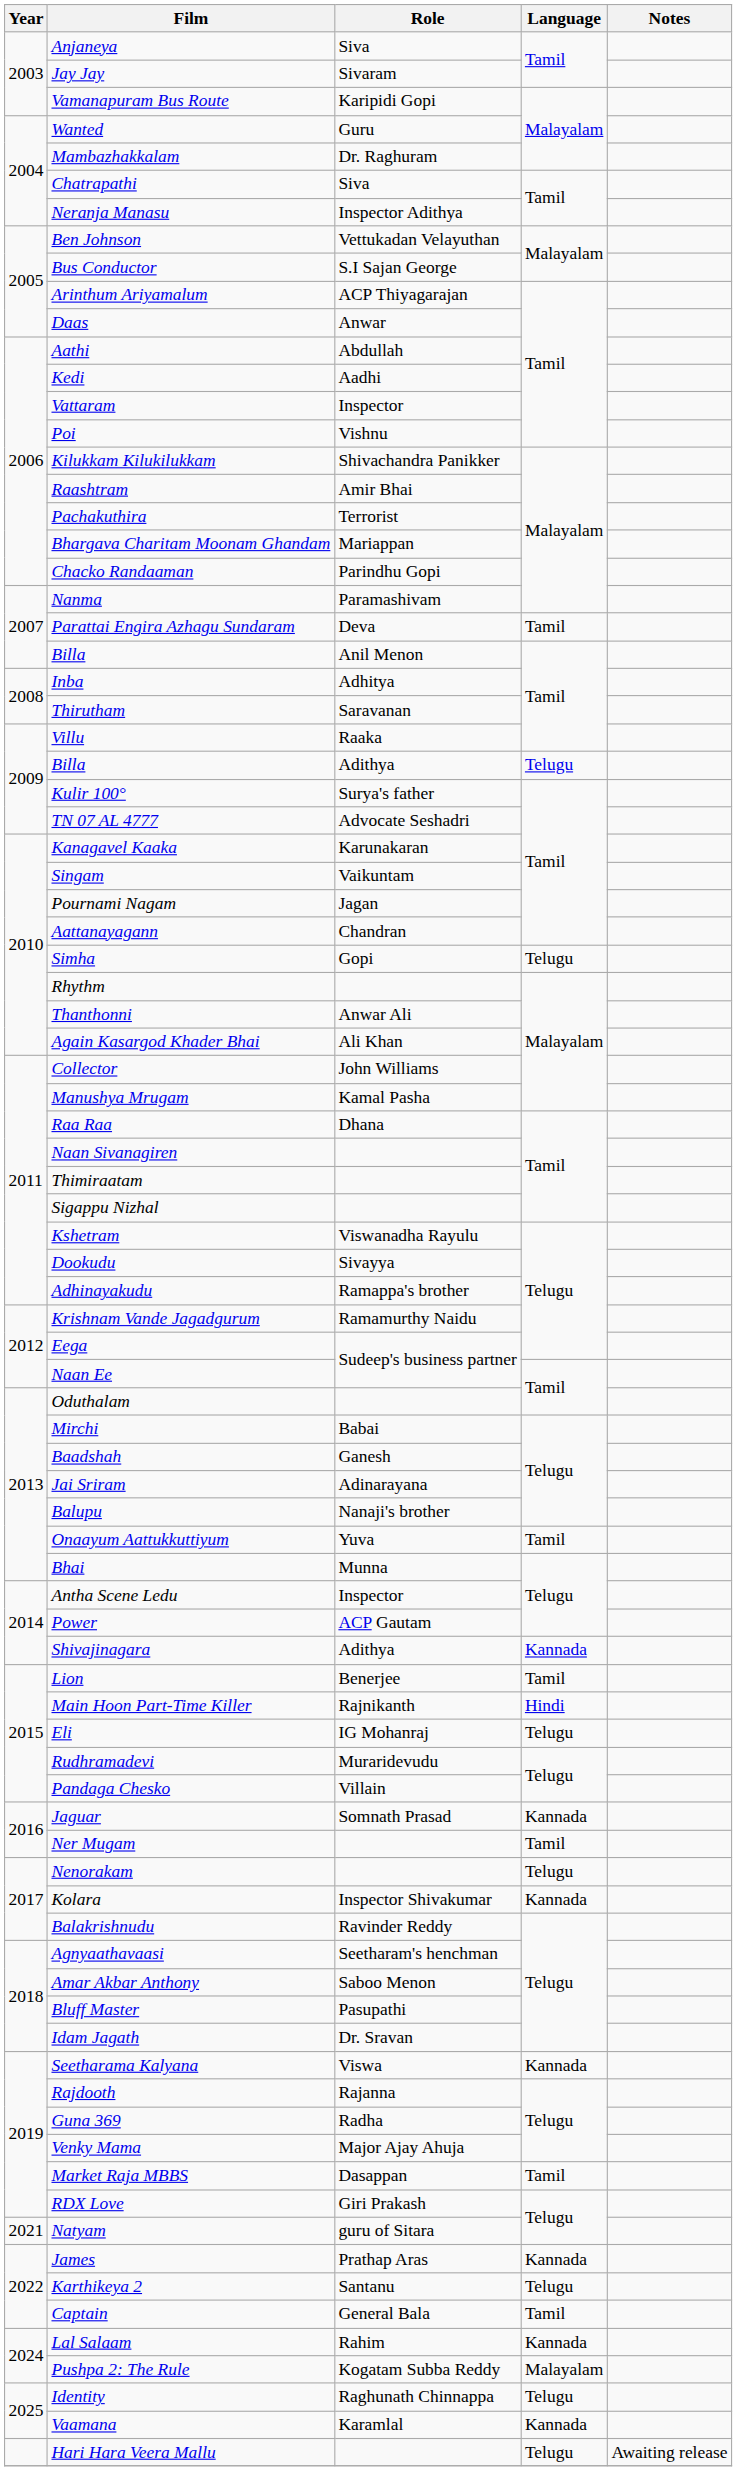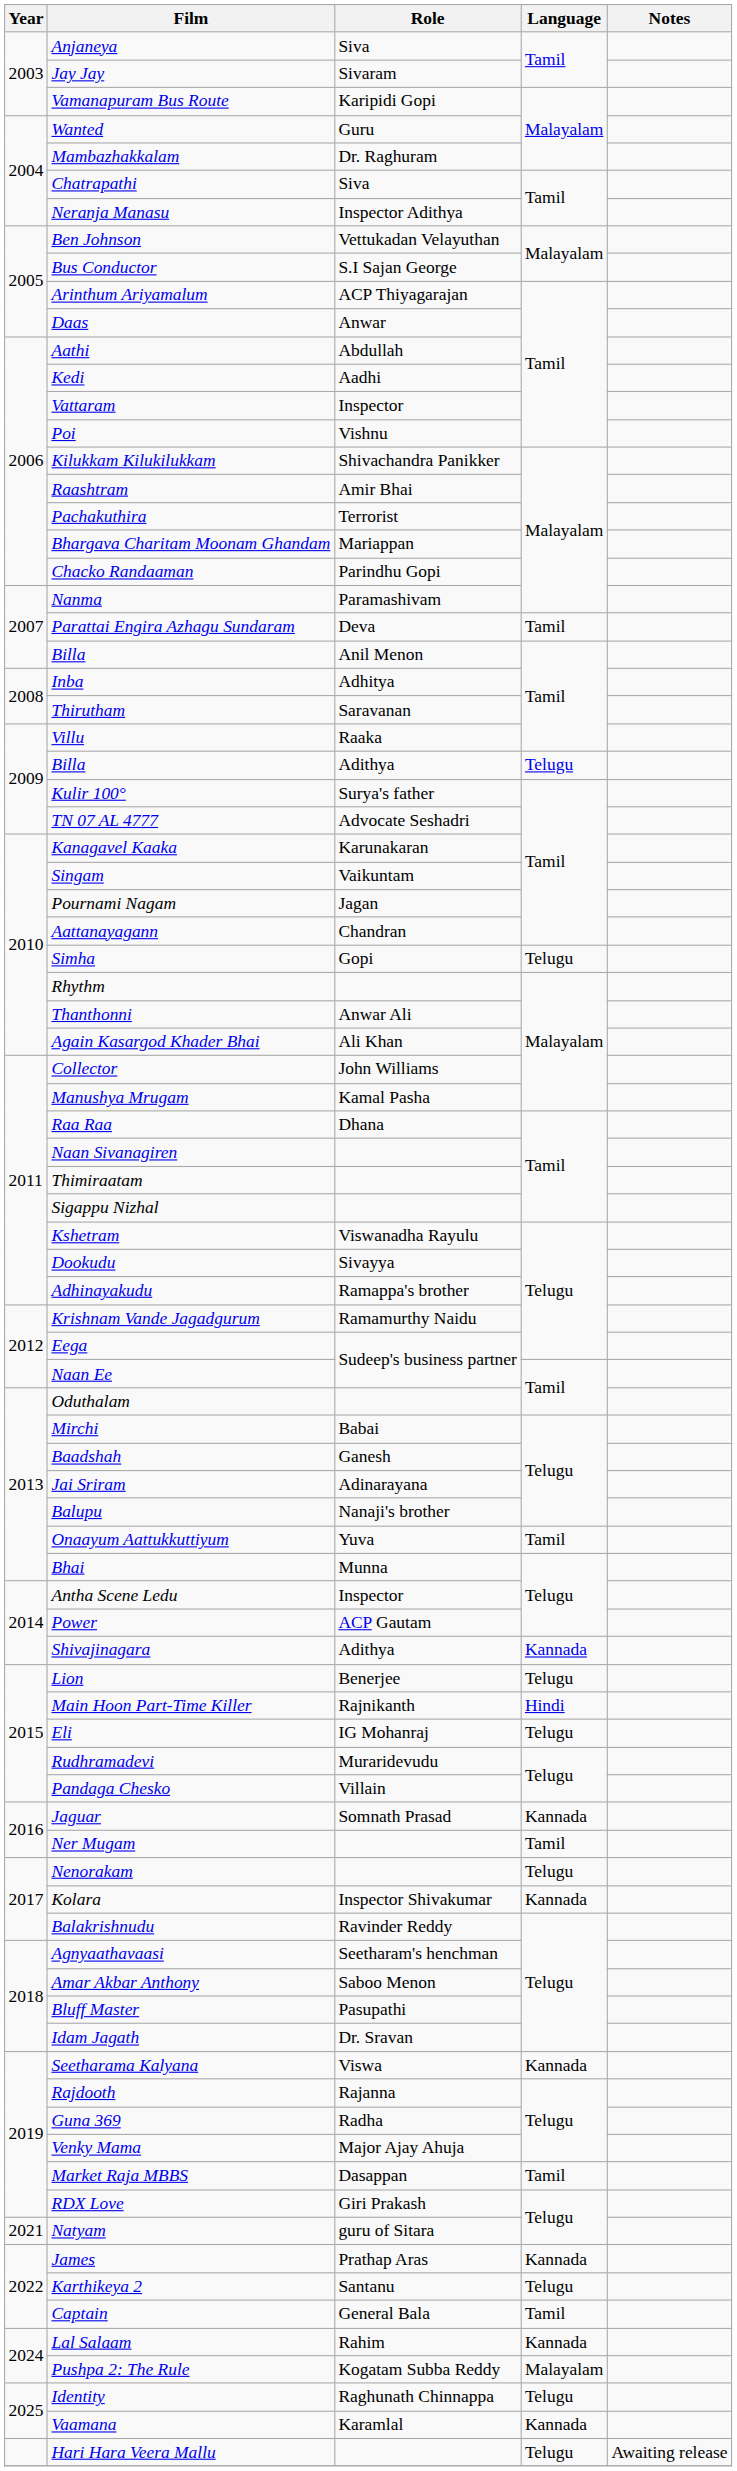(545, 1677) Tamil -> (549, 1677) Telugu
